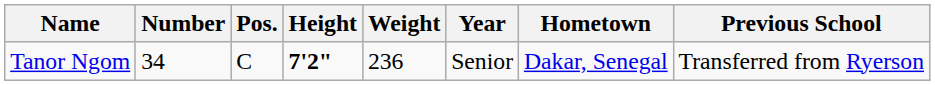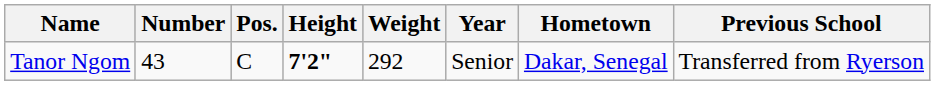(153, 60) 34 -> (153, 60) 43
(386, 60) 236 -> (386, 60) 292
